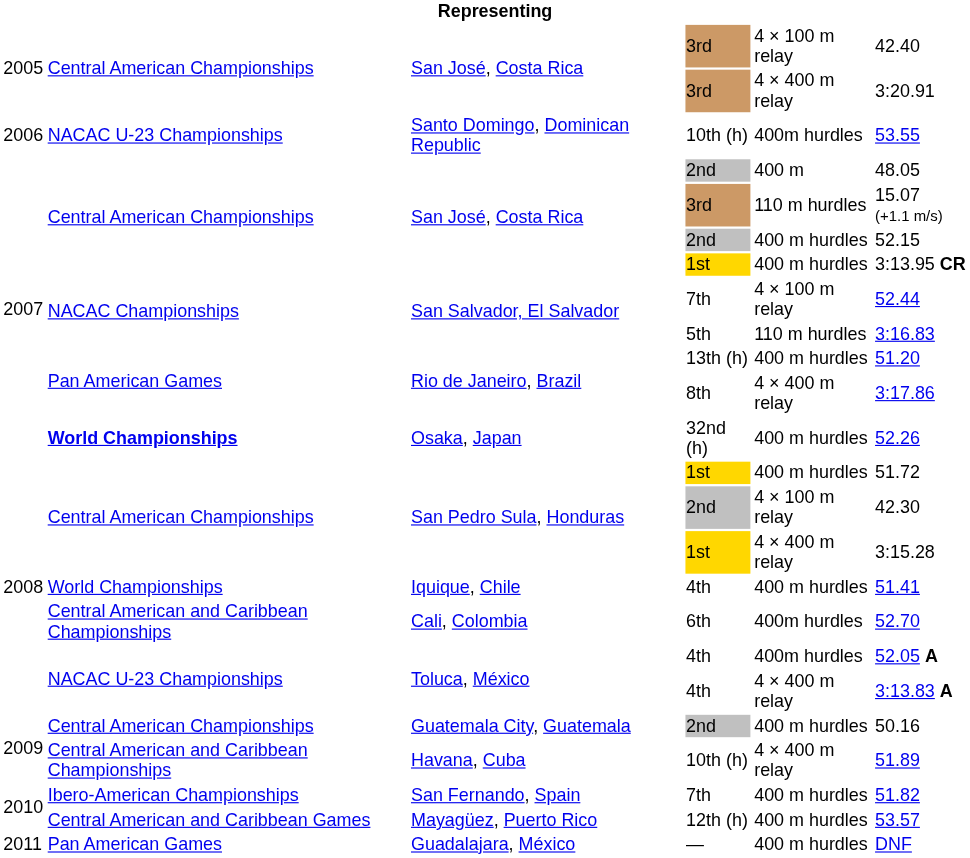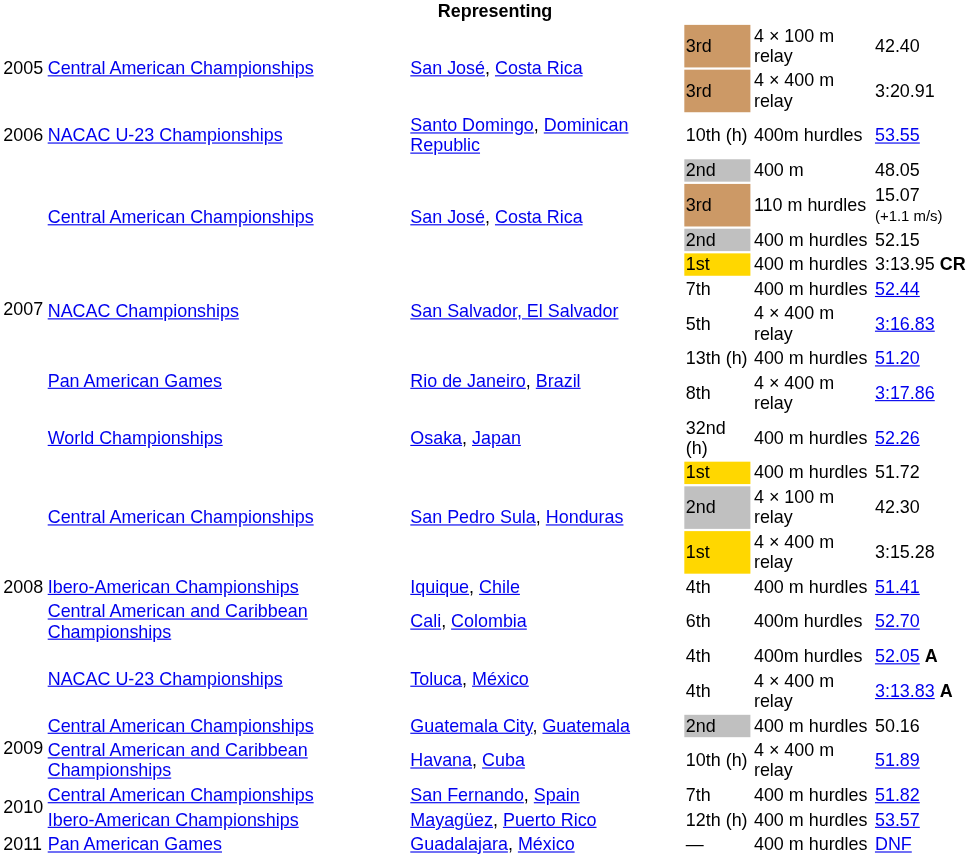(794, 299) 4 × 100 m relay -> (811, 289) 400 m hurdles
(810, 333) 110 m hurdles -> (794, 323) 4 × 400 m relay
(143, 438) bold -> (135, 438) normal
(135, 587) World Championships -> (173, 587) Ibero-American Championships
(173, 795) Ibero-American Championships -> (181, 795) Central American Championships
(209, 820) Central American and Caribbean Games -> (173, 820) Ibero-American Championships
